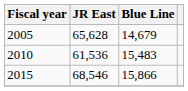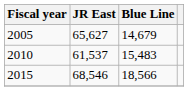(90, 34) 65,628 -> (90, 34) 65,627
(90, 55) 61,536 -> (90, 55) 61,537
(139, 75) 15,866 -> (139, 75) 18,566
